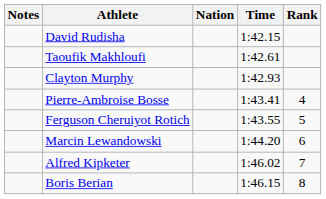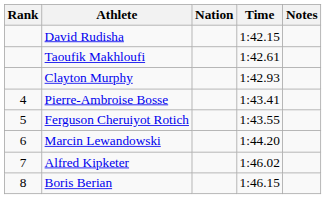columns swapped: (302, 15) <-> (23, 15)
